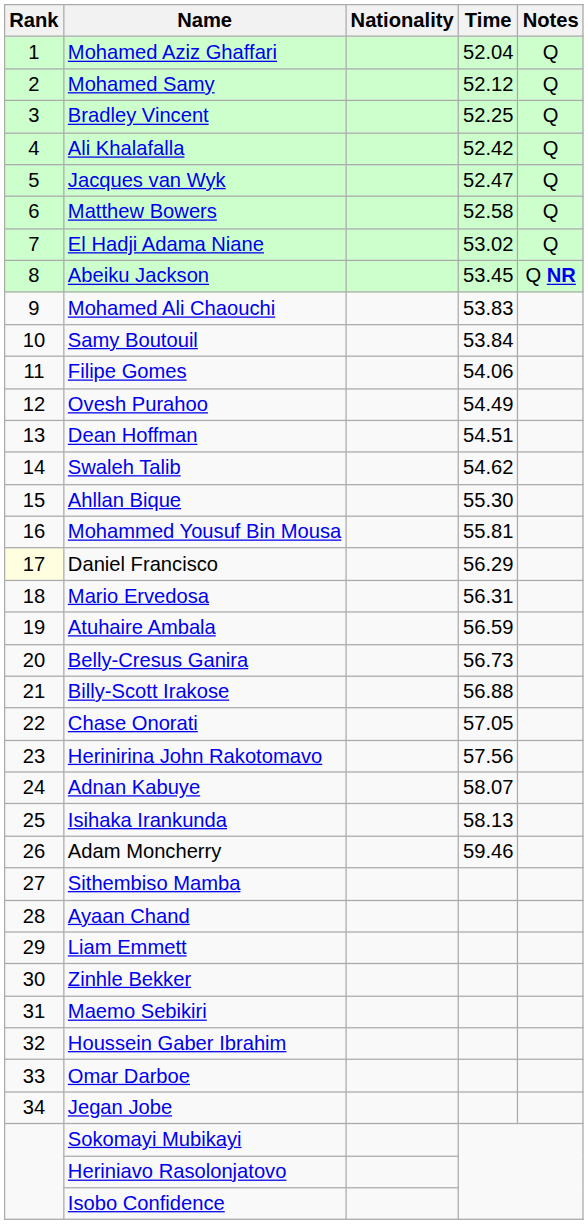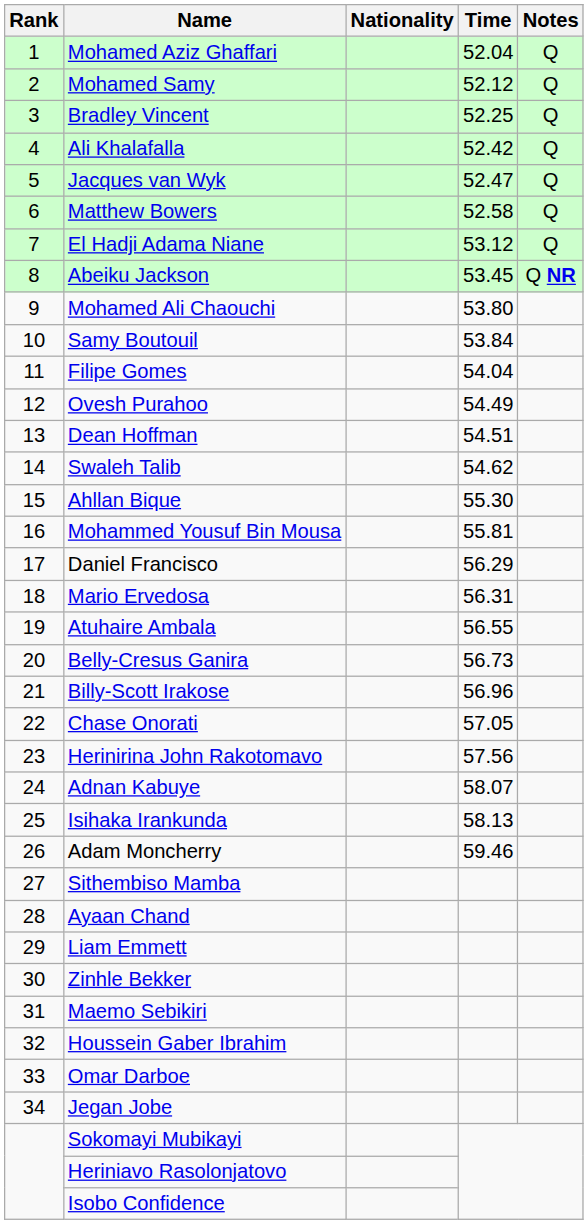(488, 244) 53.02 -> (488, 244) 53.12
(488, 308) 53.83 -> (488, 308) 53.80
(488, 372) 54.06 -> (488, 372) 54.04
(34, 564) lightyellow background -> (34, 564) no background
(488, 627) 56.59 -> (488, 627) 56.55
(488, 691) 56.88 -> (488, 691) 56.96
